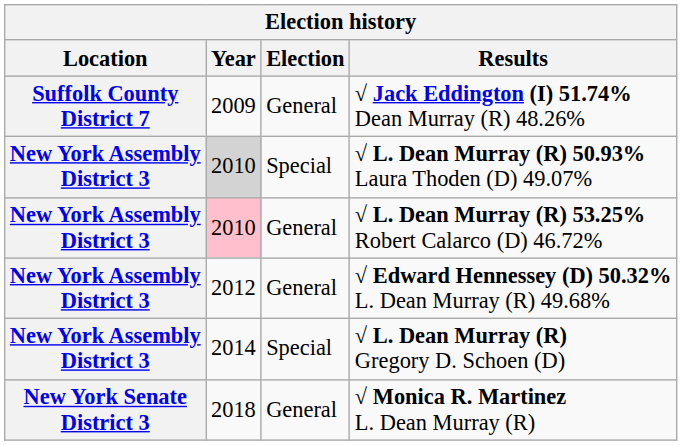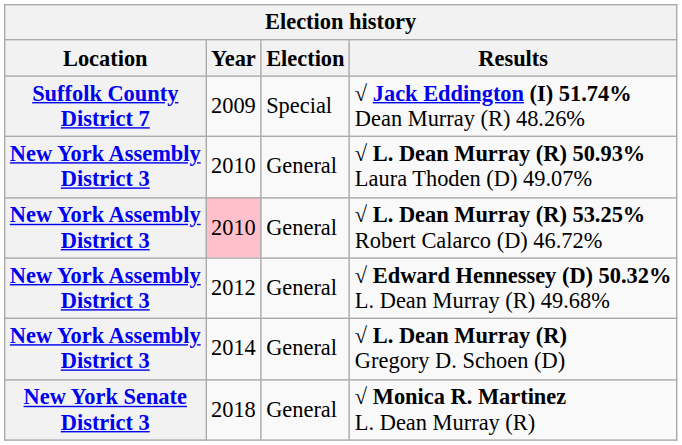(302, 105) General -> (299, 105) Special
(233, 166) lightgrey background -> (233, 166) no background
(299, 166) Special -> (302, 166) General
(299, 348) Special -> (302, 348) General
